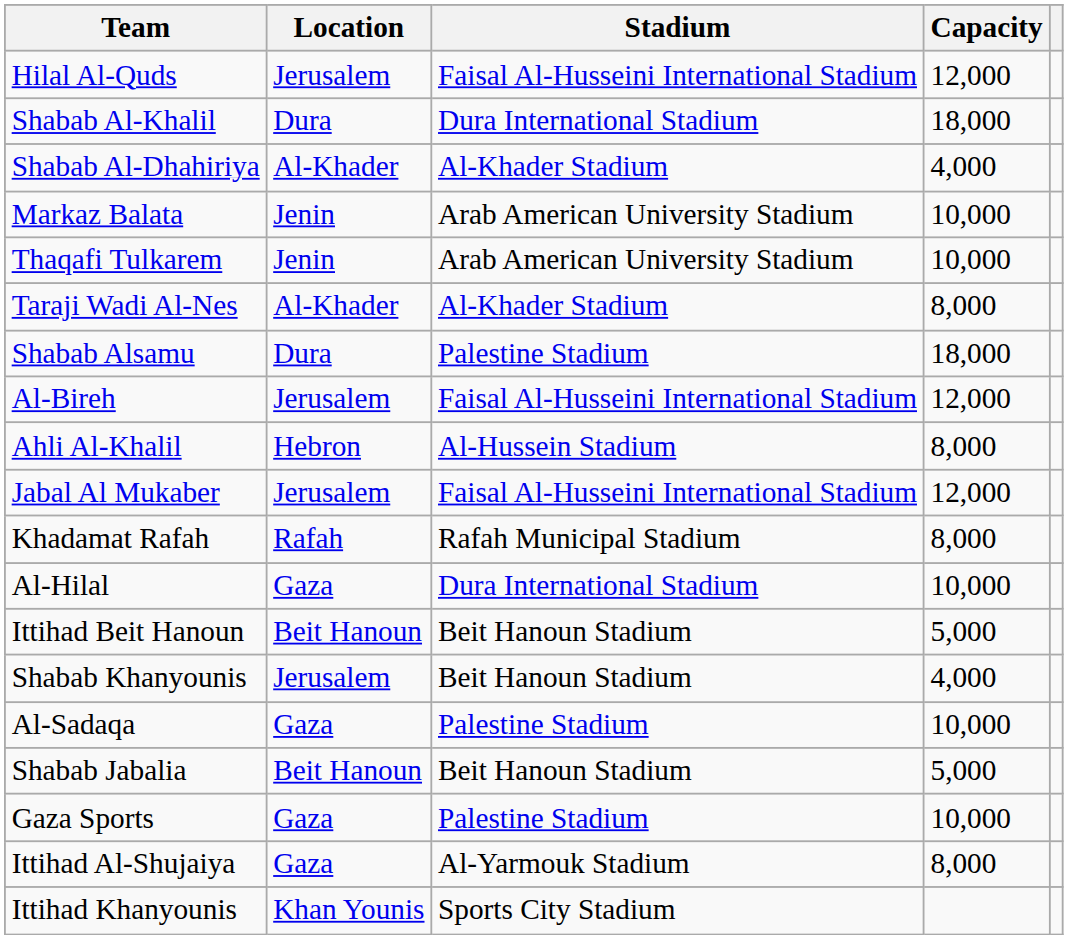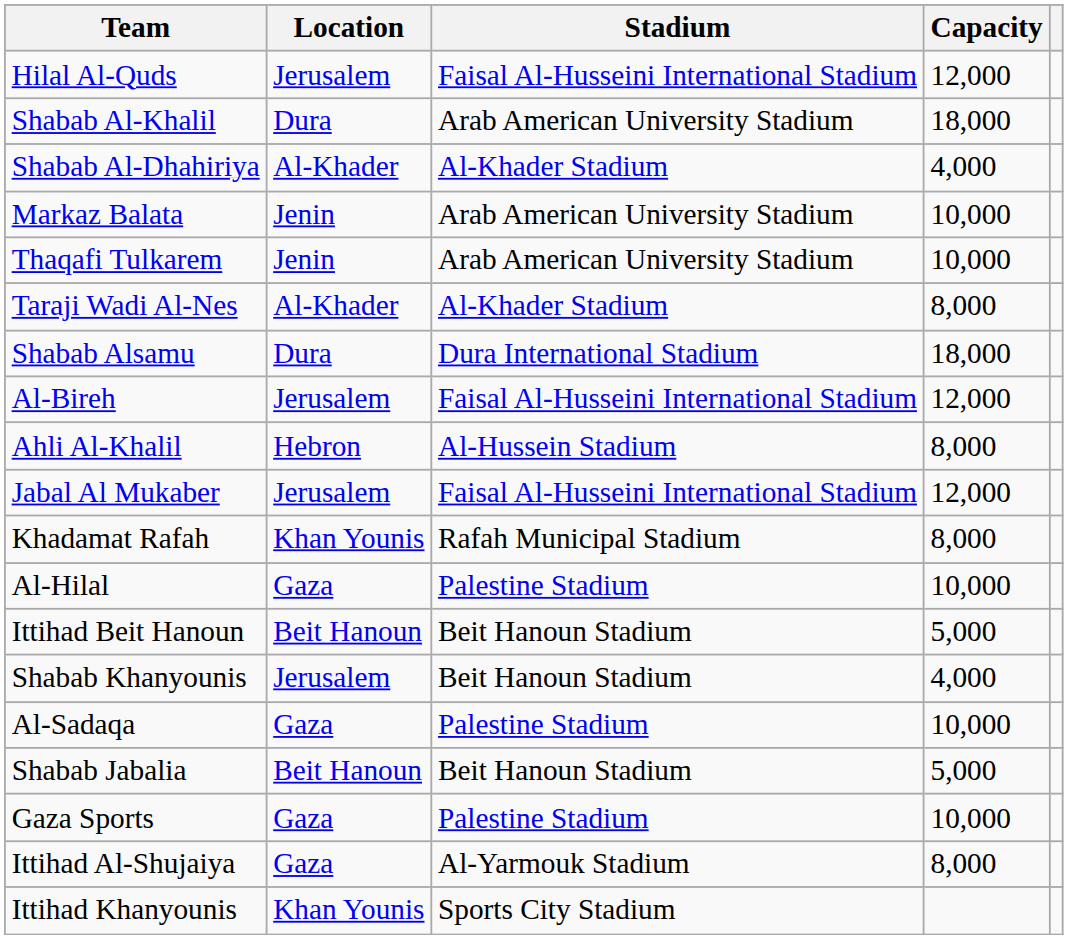(598, 120) Dura International Stadium -> (646, 120) Arab American University Stadium
(543, 352) Palestine Stadium -> (598, 352) Dura International Stadium
(308, 538) Rafah -> (349, 538) Khan Younis
(598, 584) Dura International Stadium -> (543, 584) Palestine Stadium
